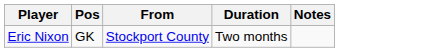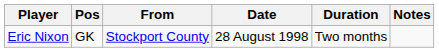+ column: (262, 15)
